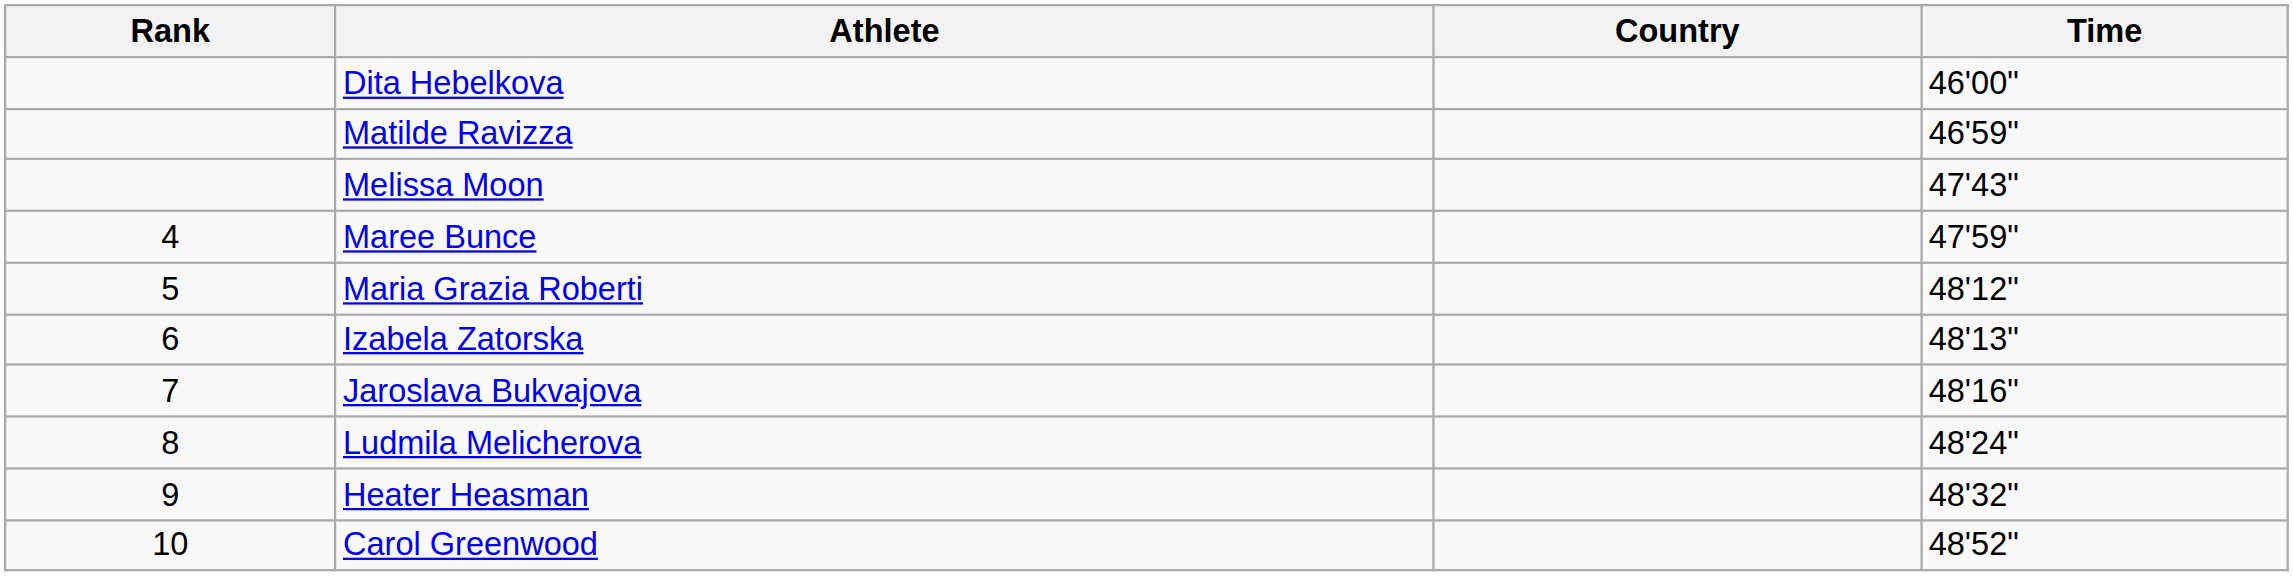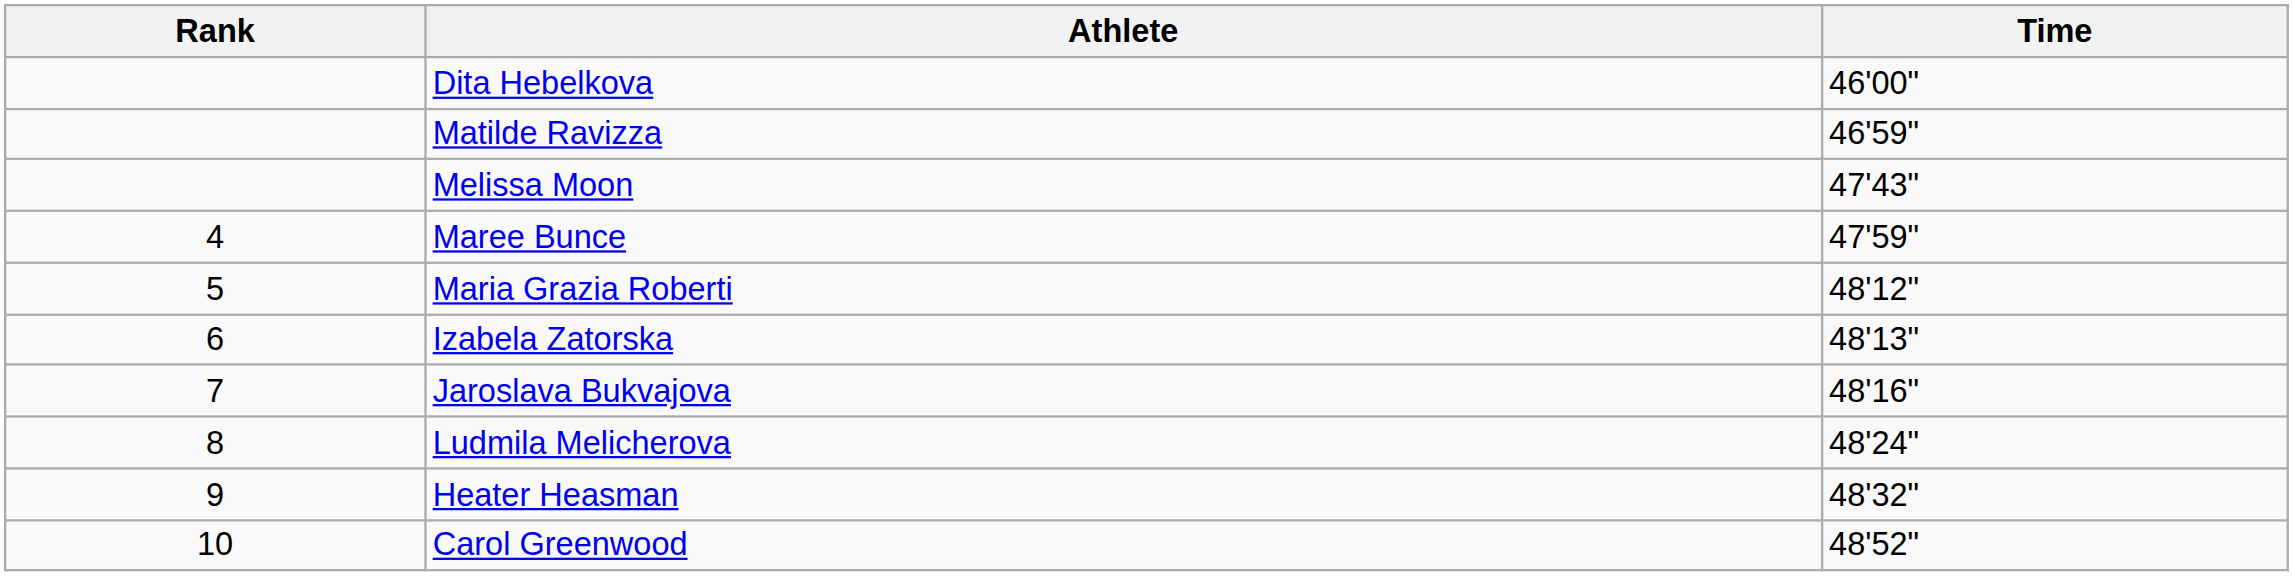- column: (1677, 31)
